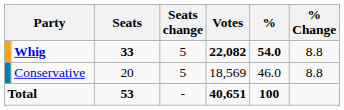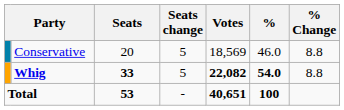rows swapped: (30, 51) <-> (50, 72)
